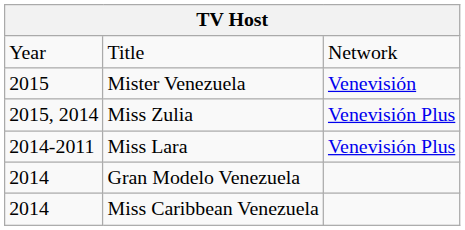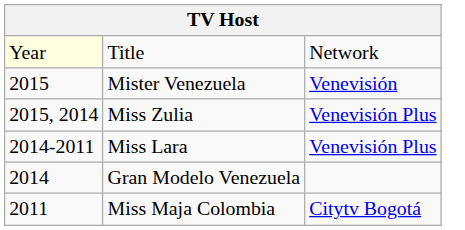(27, 51) no background -> (27, 51) lightyellow background
- row: (213, 209)
+ row: (191, 209)
